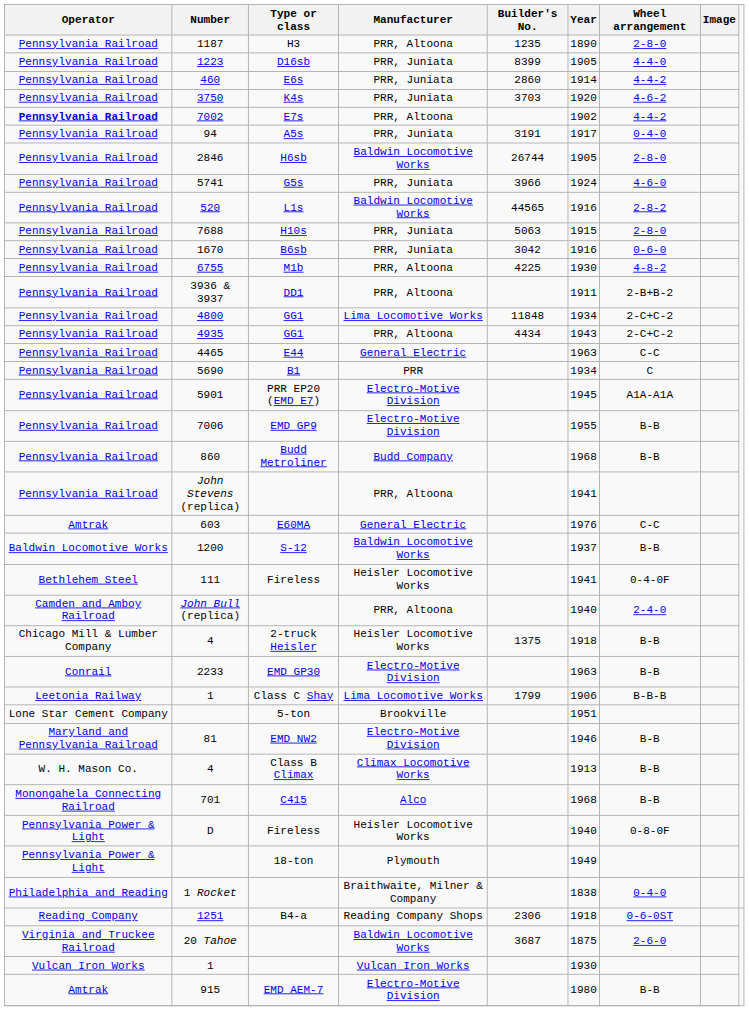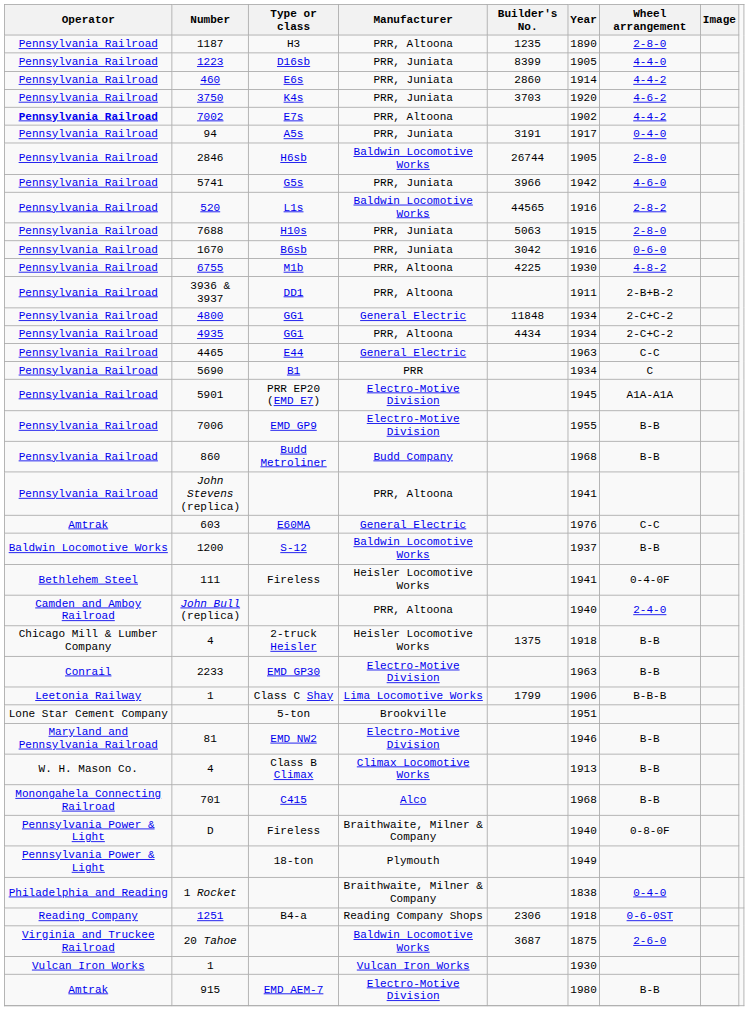(584, 183) 1924 -> (584, 183) 1942
(413, 317) Lima Locomotive Works -> (413, 317) General Electric
(584, 335) 1943 -> (584, 335) 1934
(413, 831) Heisler Locomotive Works -> (413, 831) Braithwaite, Milner & Company
